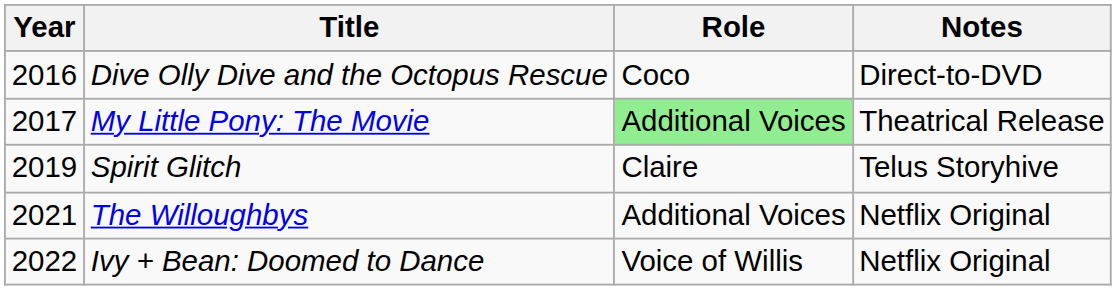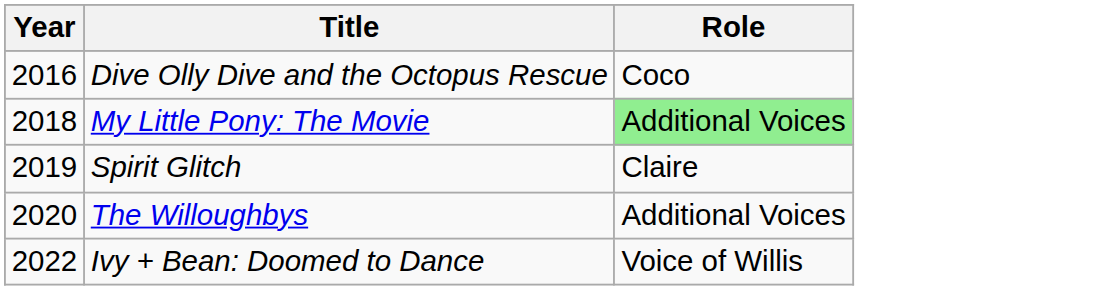- column: (982, 27)
(44, 121) 2017 -> (44, 121) 2018
(44, 214) 2021 -> (44, 214) 2020
